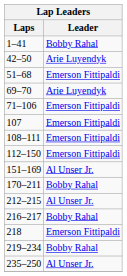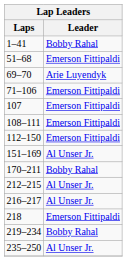- row: (19, 59)
(72, 216) Bobby Rahal -> (70, 201) Al Unser Jr.
